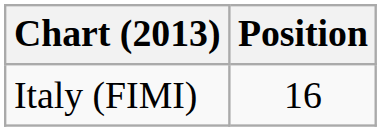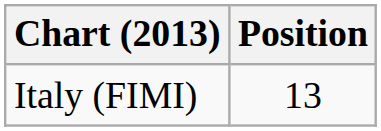(303, 94) 16 -> (303, 94) 13
